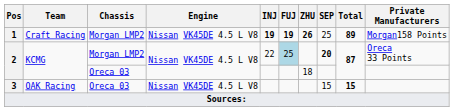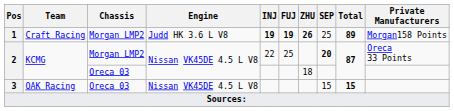(203, 35) Nissan VK45DE 4.5 L V8 -> (188, 35) Judd HK 3.6 L V8
(289, 54) lightblue background -> (289, 54) no background
